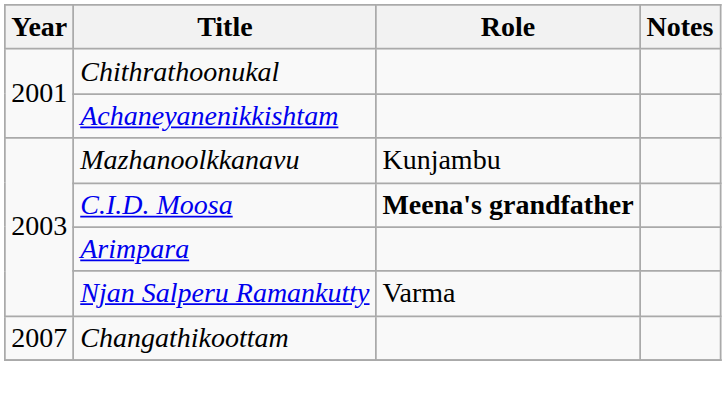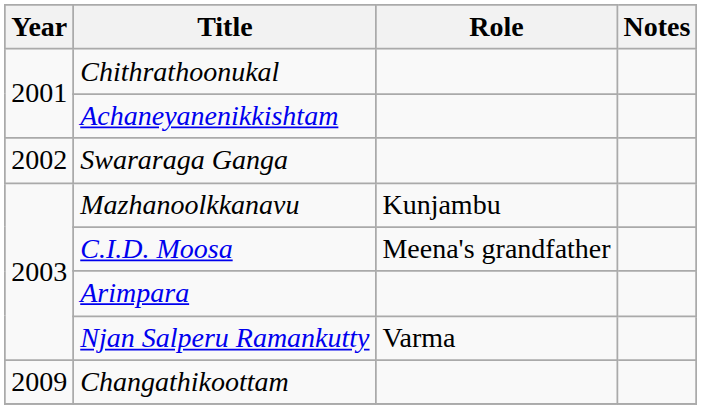+ row: (184, 159)
(508, 204) bold -> (497, 248) normal
(39, 337) 2007 -> (39, 381) 2009
